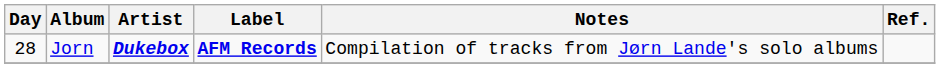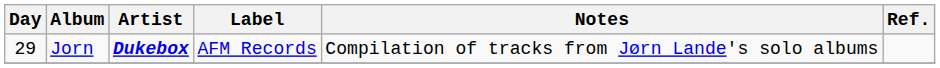(25, 49) 28 -> (25, 49) 29
(257, 49) bold -> (257, 49) normal
